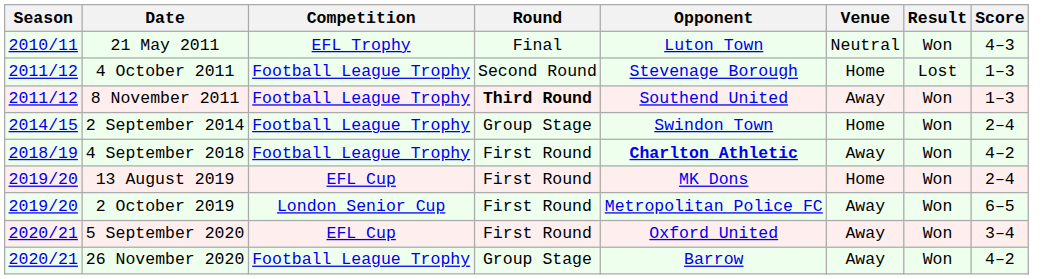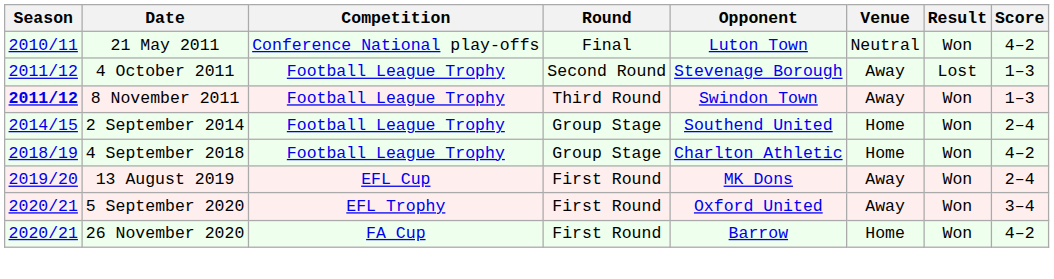(361, 45) EFL Trophy -> (396, 45) Conference National play-offs
(1000, 45) 4–3 -> (1020, 45) 4–2
(865, 72) Home -> (885, 72) Away
(43, 99) normal -> (43, 99) bold
(537, 99) bold -> (607, 99) normal
(714, 99) Southend United -> (758, 99) Swindon Town
(714, 126) Swindon Town -> (758, 126) Southend United
(537, 153) First Round -> (607, 153) Group Stage
(714, 153) bold -> (758, 153) normal
(865, 153) Away -> (885, 153) Home
(865, 180) Home -> (885, 180) Away
- row: (165, 206)
(361, 233) EFL Cup -> (396, 206) EFL Trophy
(361, 260) Football League Trophy -> (396, 233) FA Cup
(537, 260) Group Stage -> (607, 233) First Round
(865, 260) Away -> (885, 233) Home
